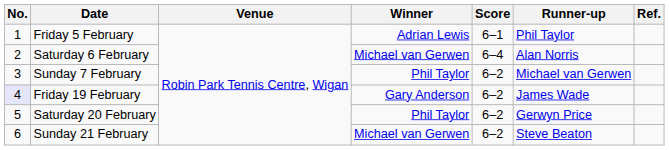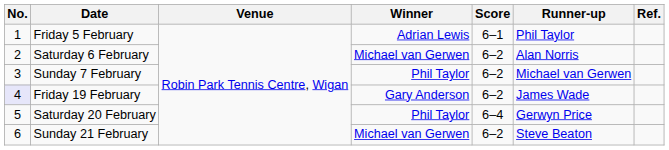(493, 54) 6–4 -> (493, 54) 6–2
(493, 114) 6–2 -> (493, 114) 6–4
